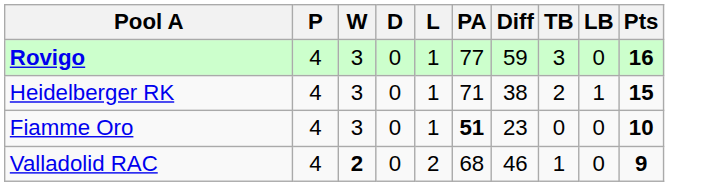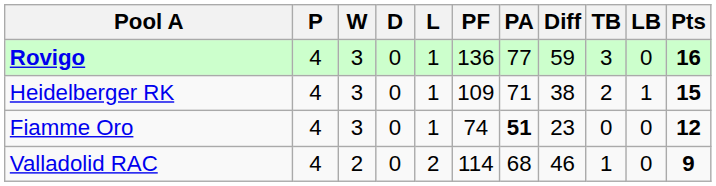+ column: (476, 22)
(641, 127) 10 -> (688, 127) 12
(357, 163) bold -> (357, 163) normal
